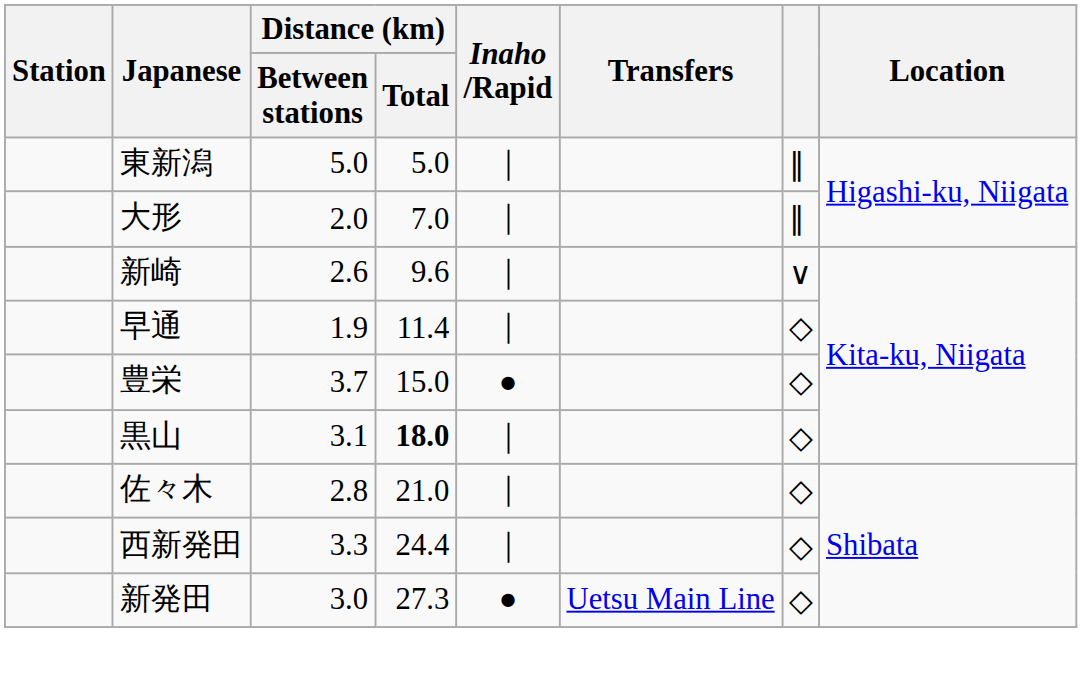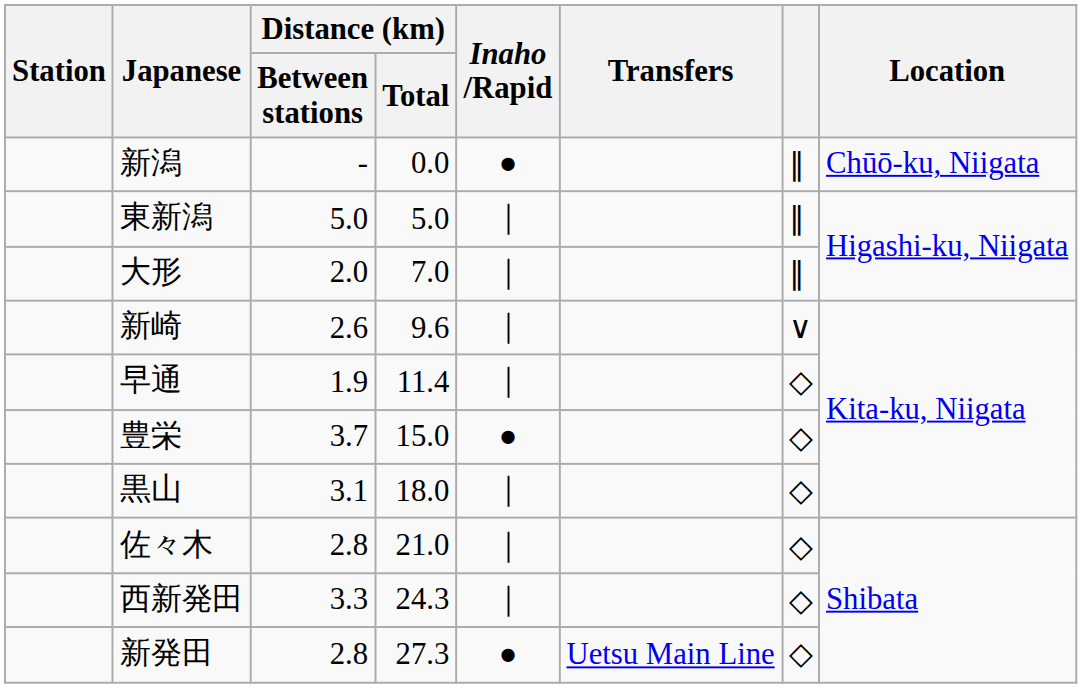+ row: (151, 162)
(422, 436) bold -> (422, 490) normal
(422, 545) 24.4 -> (422, 599) 24.3
(349, 599) 3.0 -> (349, 654) 2.8
